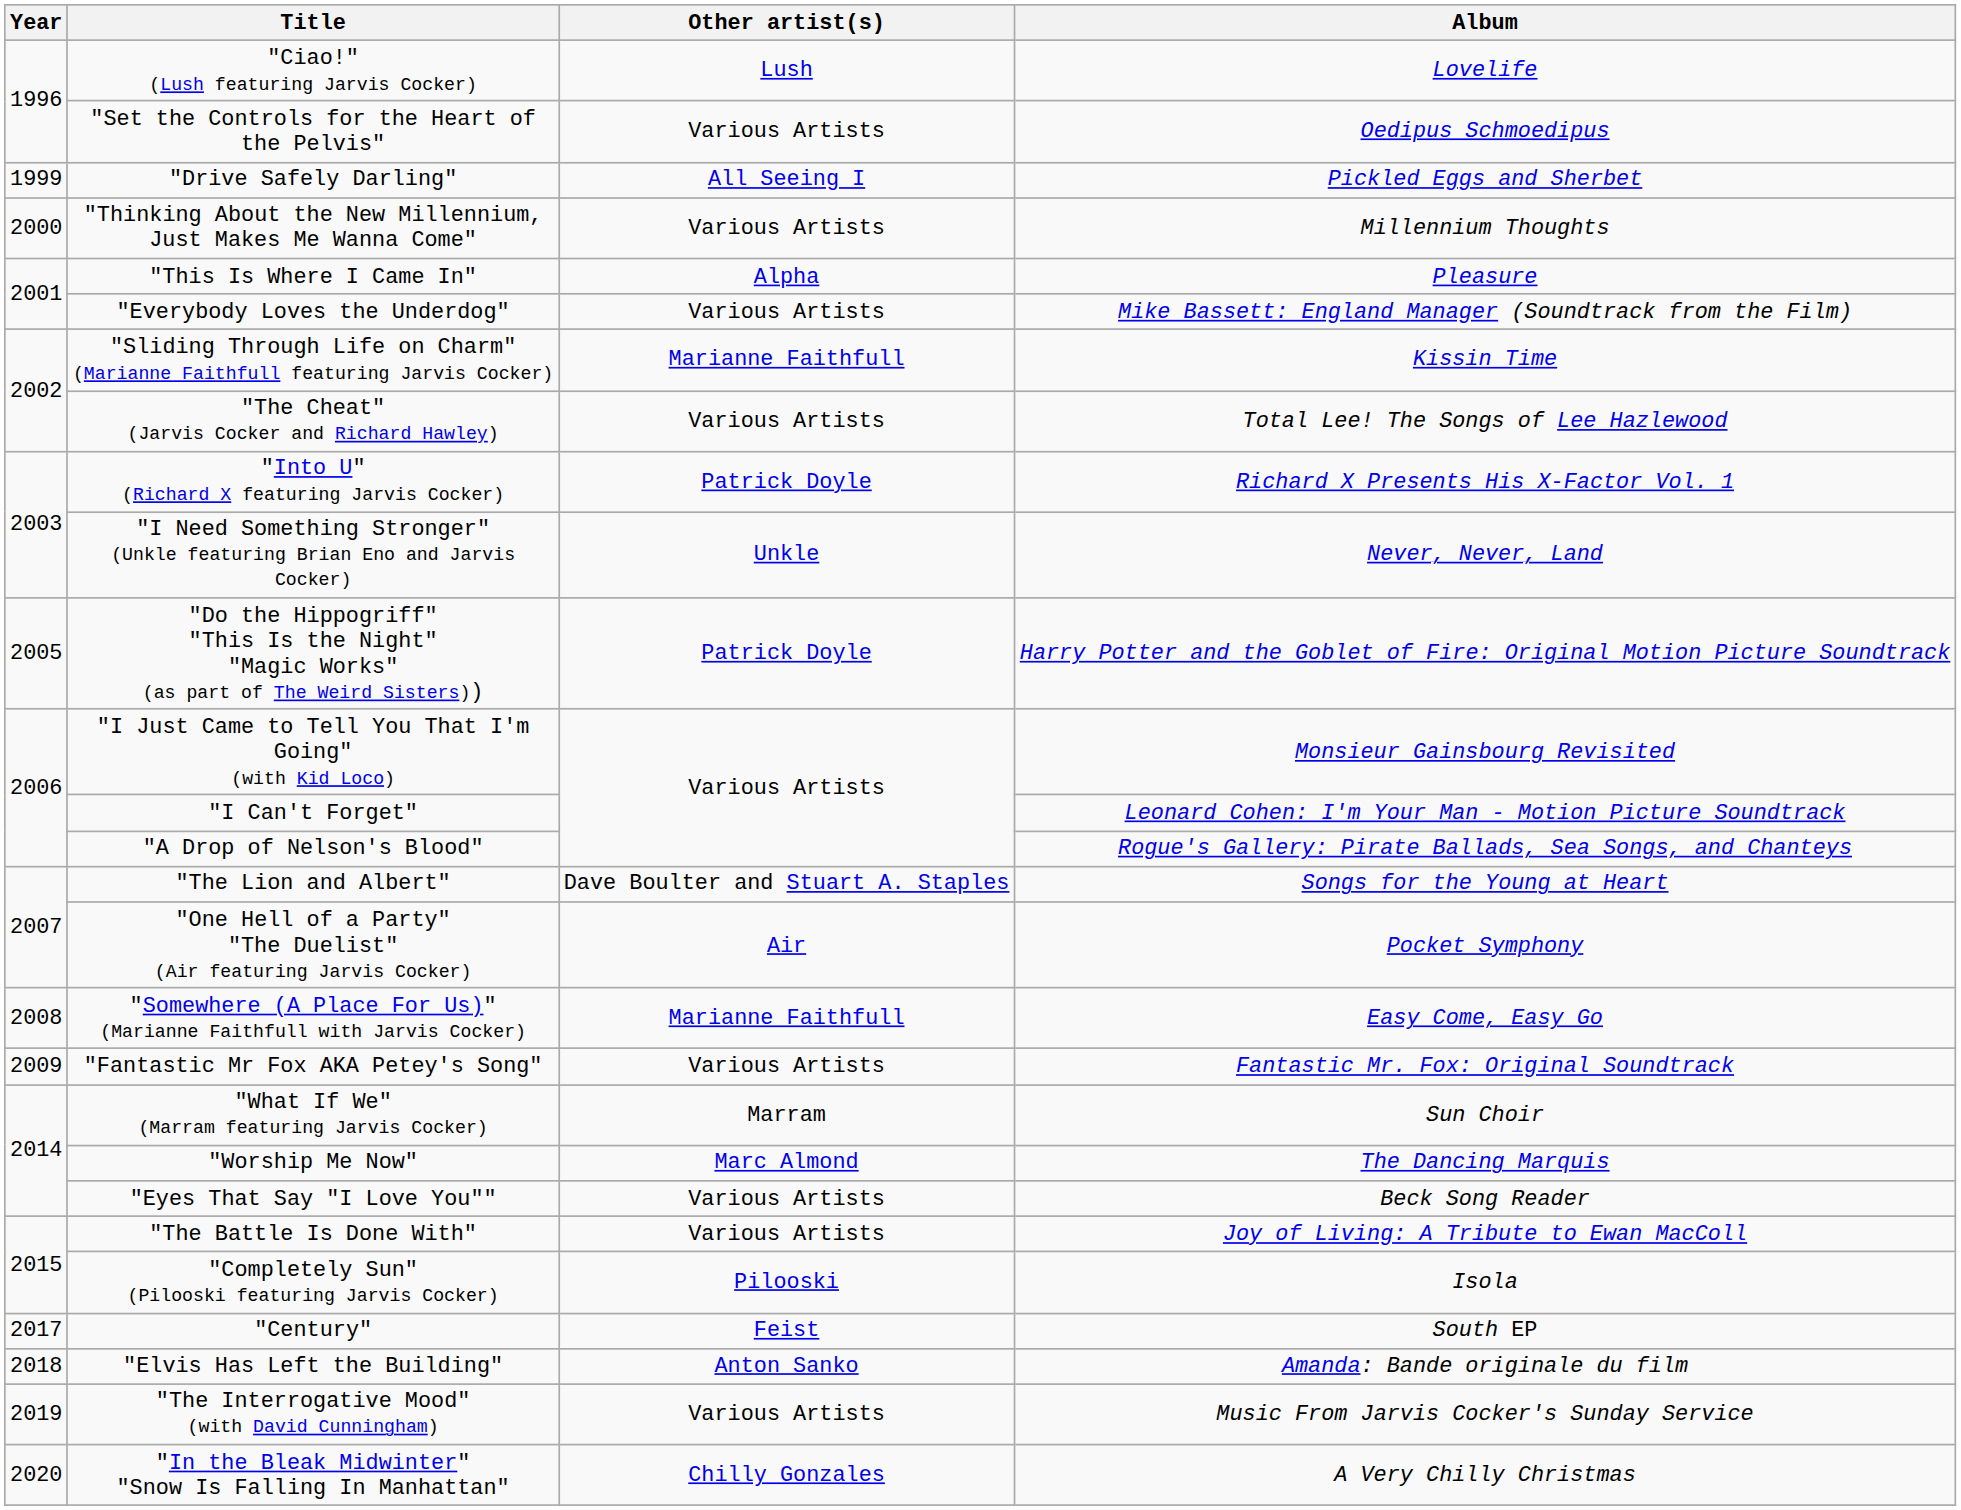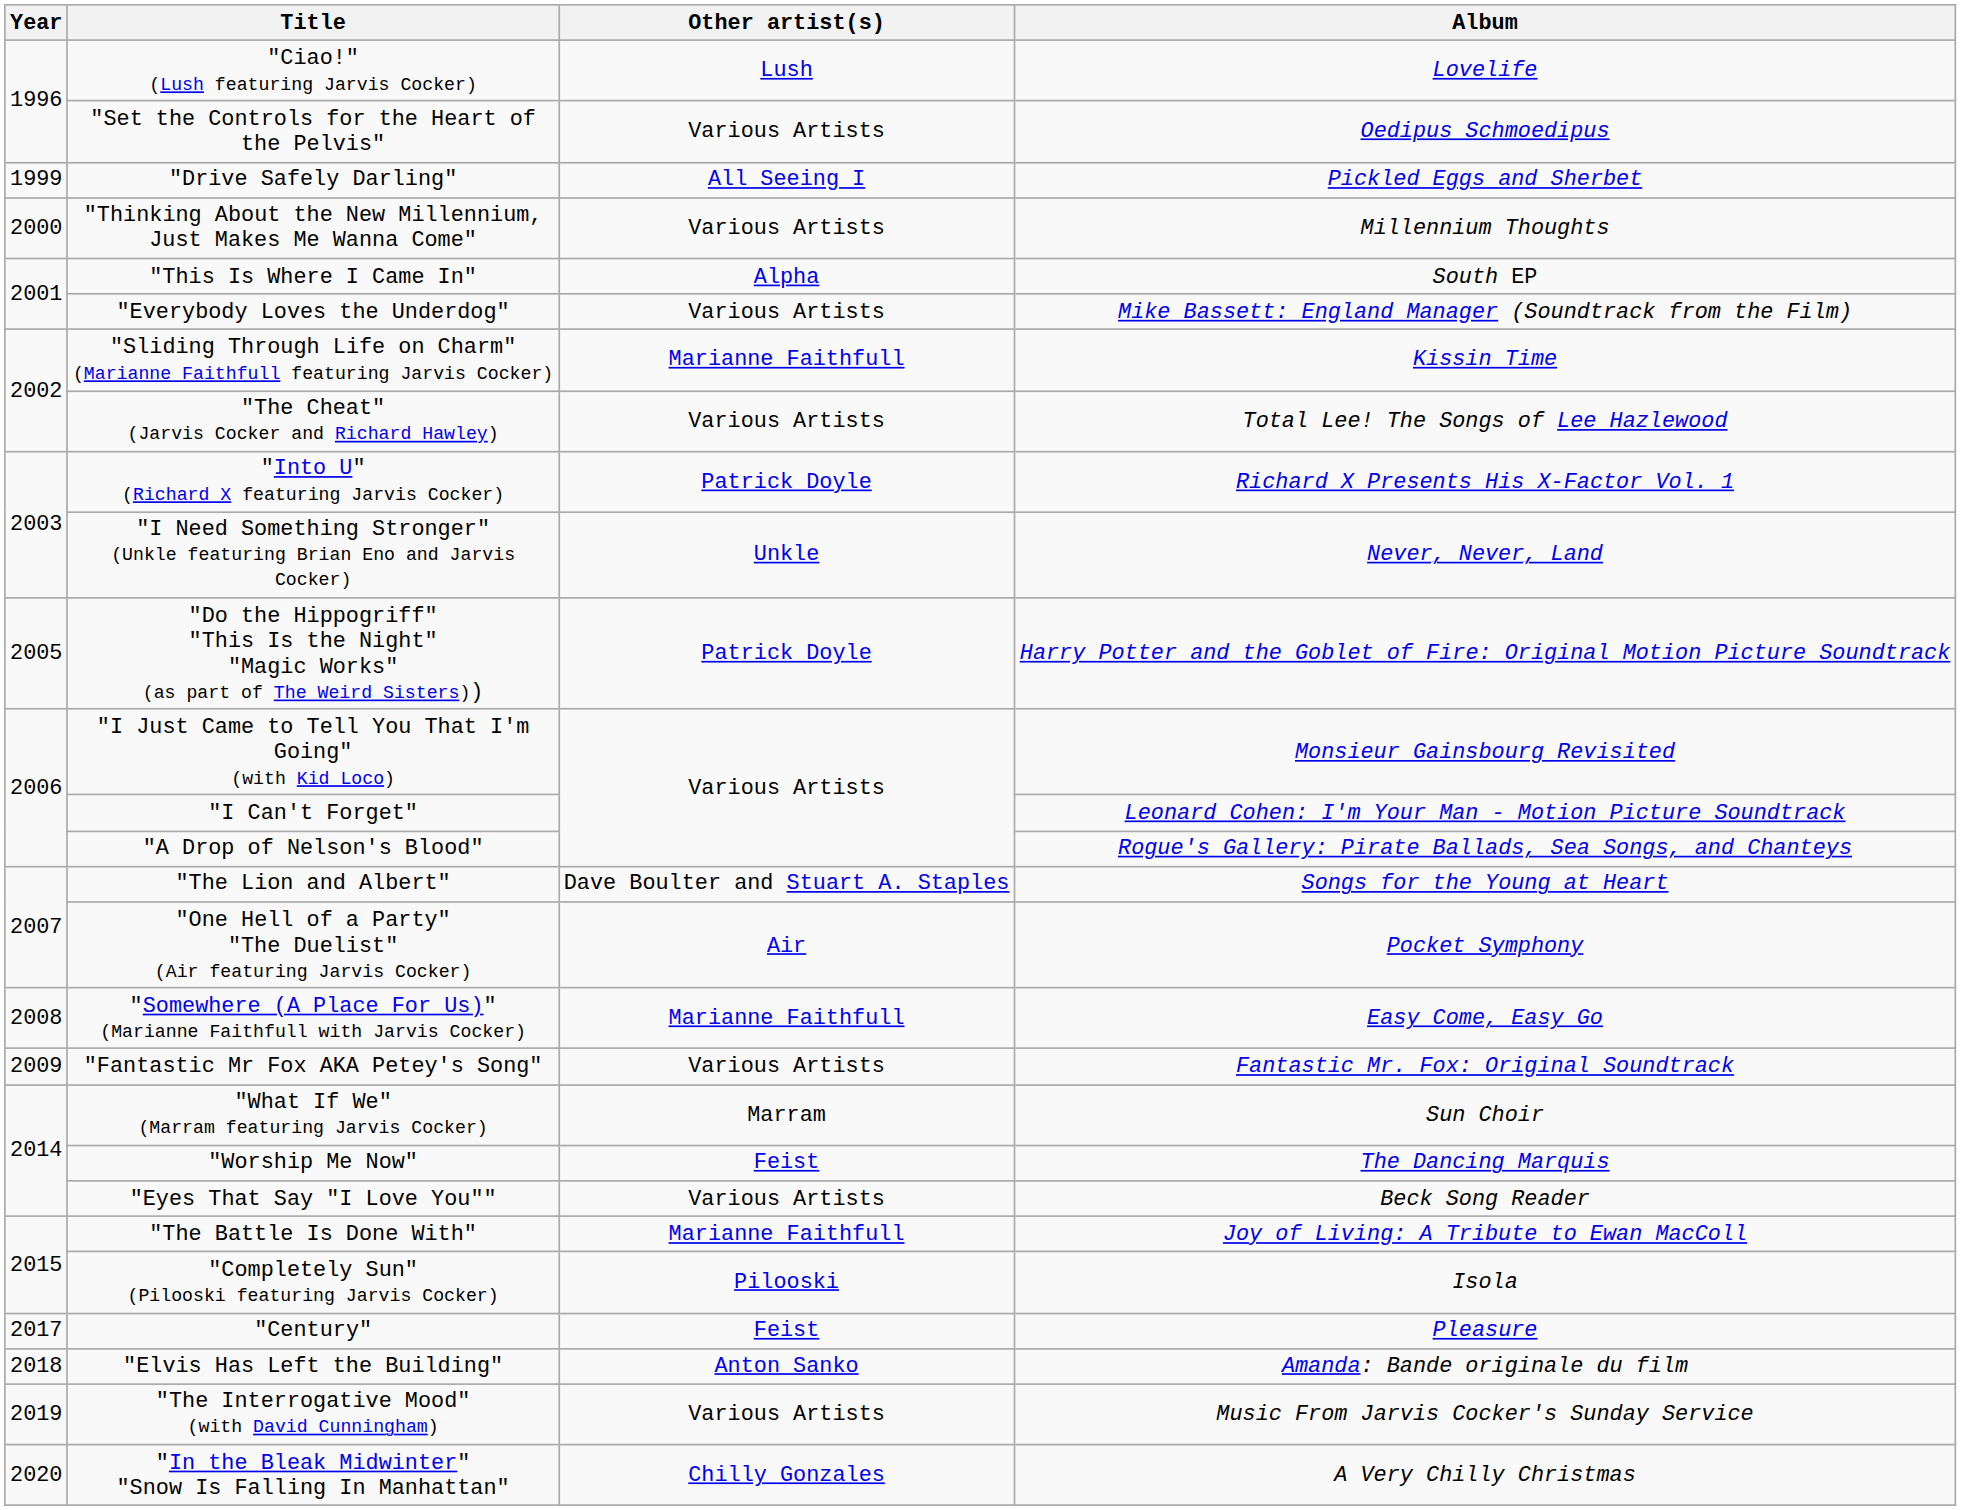(1485, 276) Pleasure -> (1485, 276) South EP
(787, 1163) Marc Almond -> (787, 1163) Feist
(787, 1234) Various Artists -> (787, 1234) Marianne Faithfull
(1485, 1331) South EP -> (1485, 1331) Pleasure
